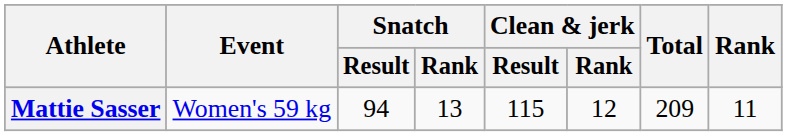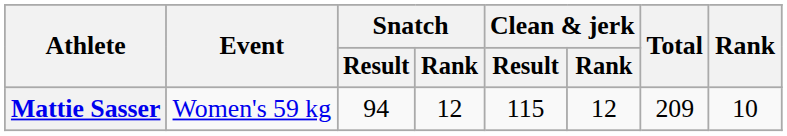(450, 108) 13 -> (450, 108) 12
(745, 108) 11 -> (745, 108) 10
